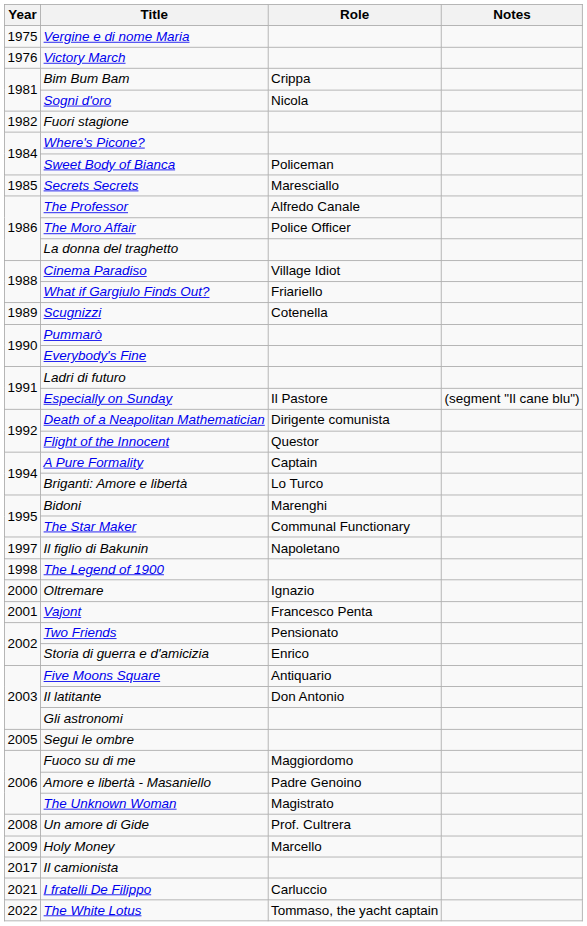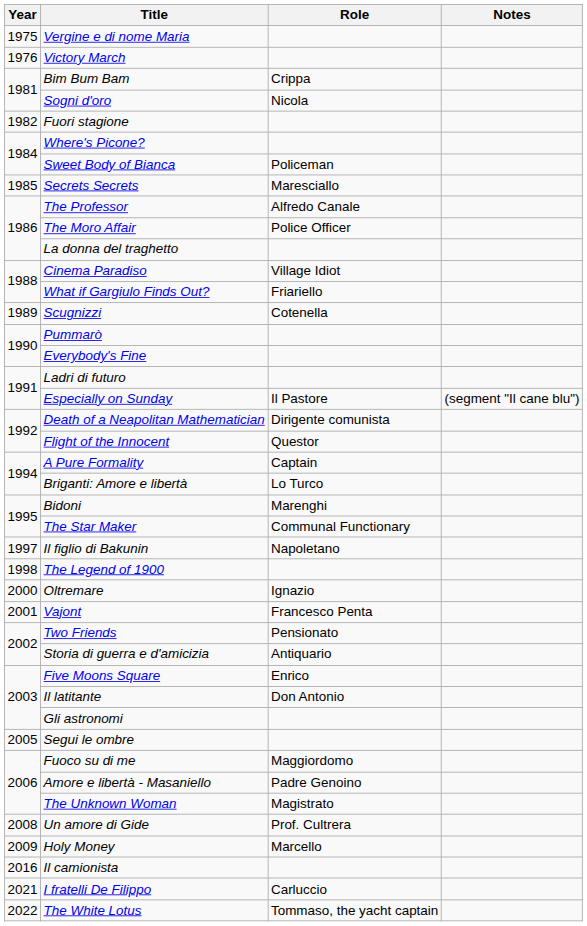(290, 654) Enrico -> (301, 654) Antiquario
(301, 675) Antiquario -> (290, 675) Enrico
(22, 867) 2017 -> (22, 867) 2016
